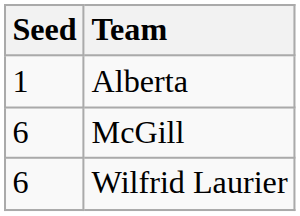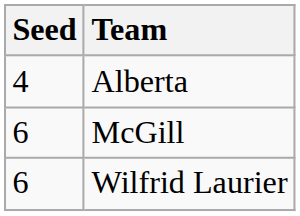(20, 81) 1 -> (20, 81) 4
